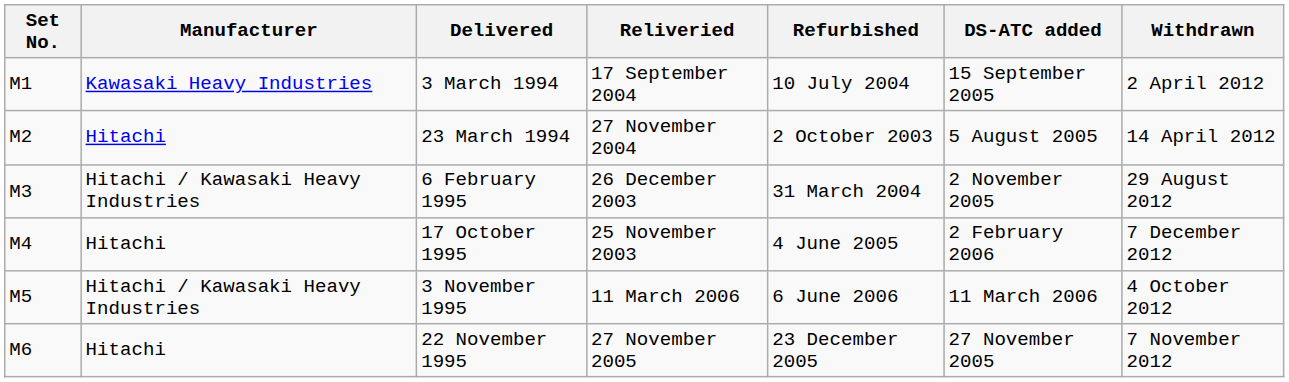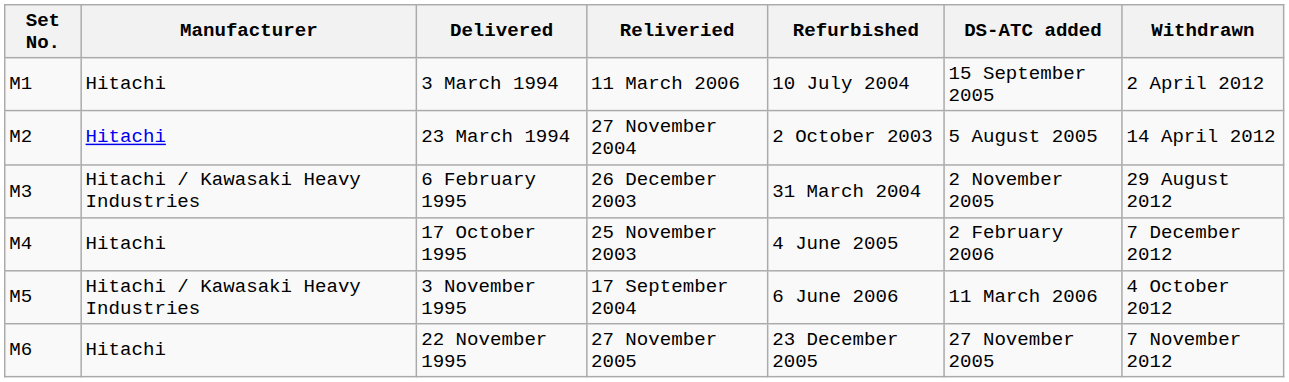(229, 85) Kawasaki Heavy Industries -> (126, 85) Hitachi
(660, 85) 17 September 2004 -> (666, 85) 11 March 2006
(666, 297) 11 March 2006 -> (660, 297) 17 September 2004
